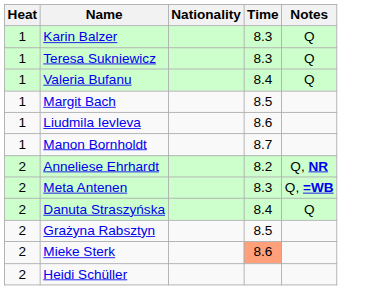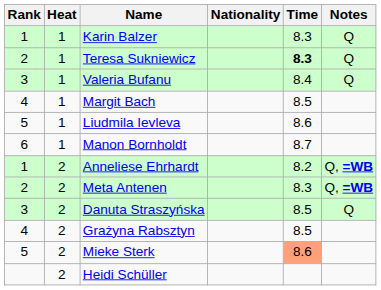+ column: (24, 15)
(263, 58) normal -> (302, 58) bold
(309, 166) Q, NR -> (349, 166) Q, =WB
(263, 209) 8.4 -> (302, 209) 8.5
